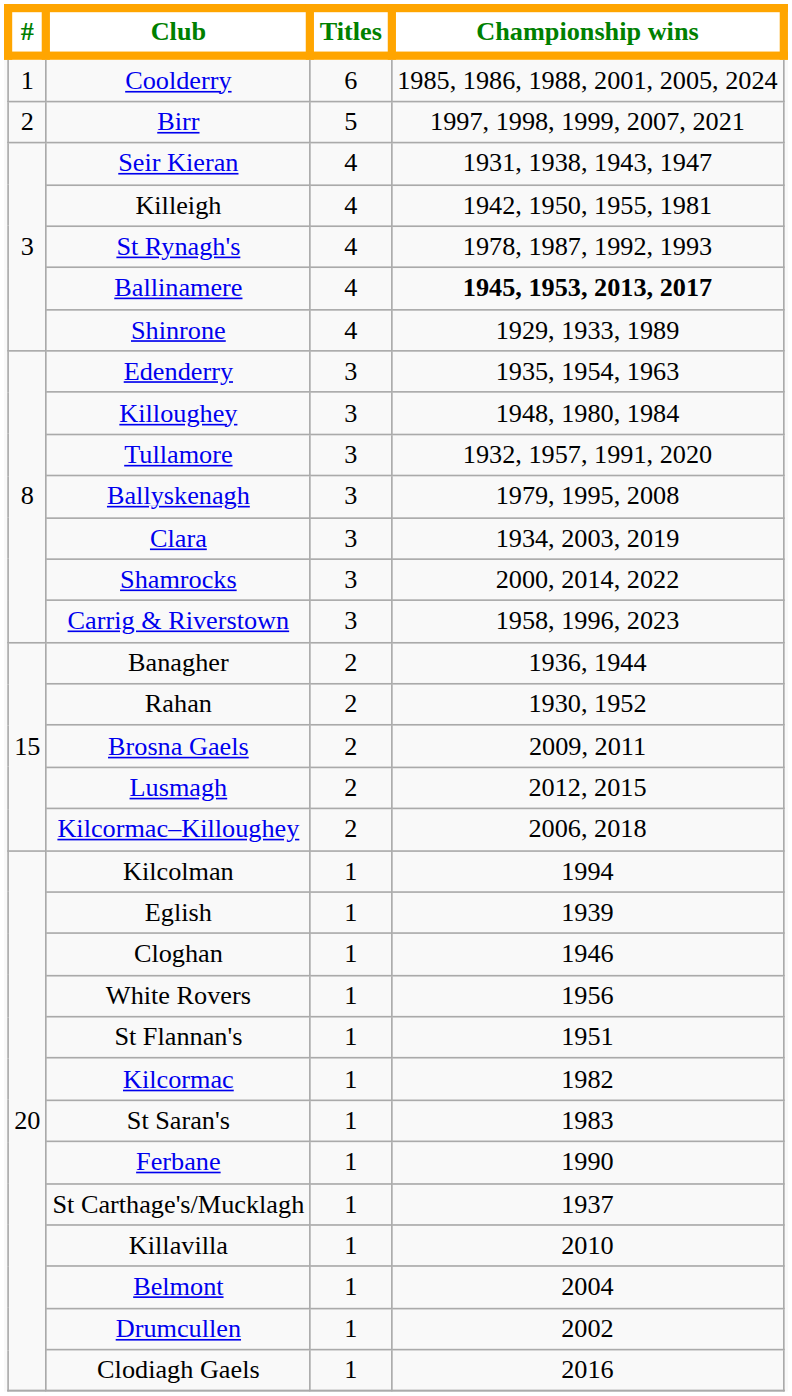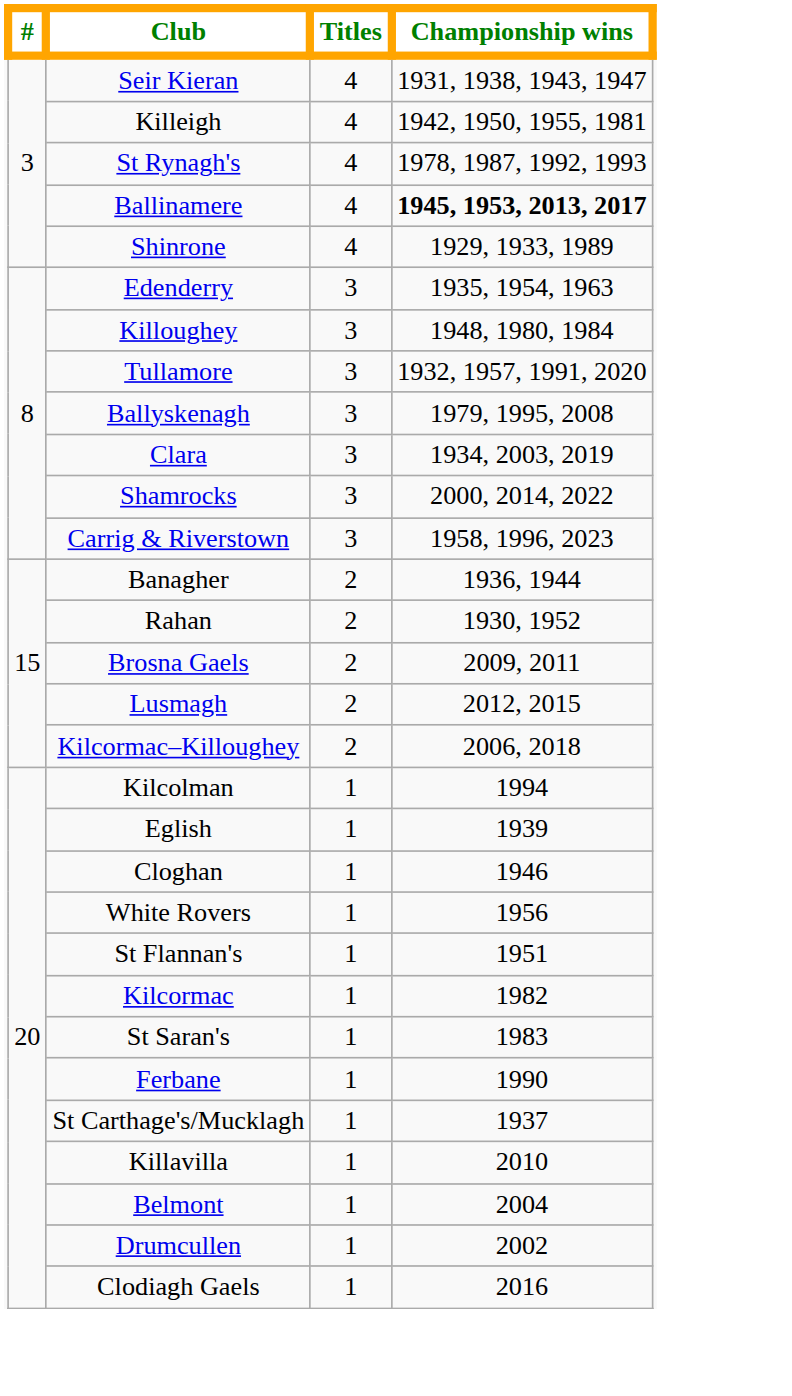- row: (178, 80)
- row: (178, 121)
